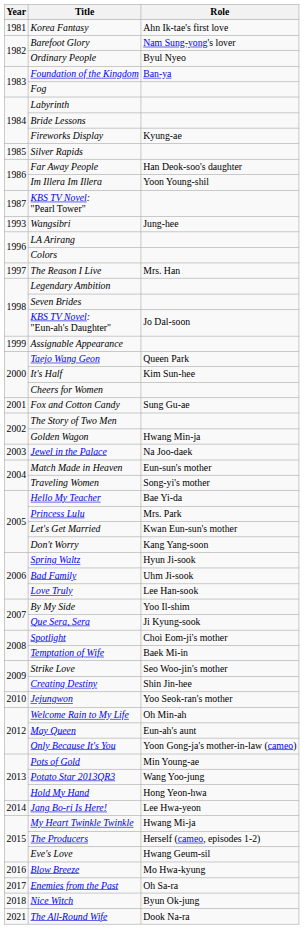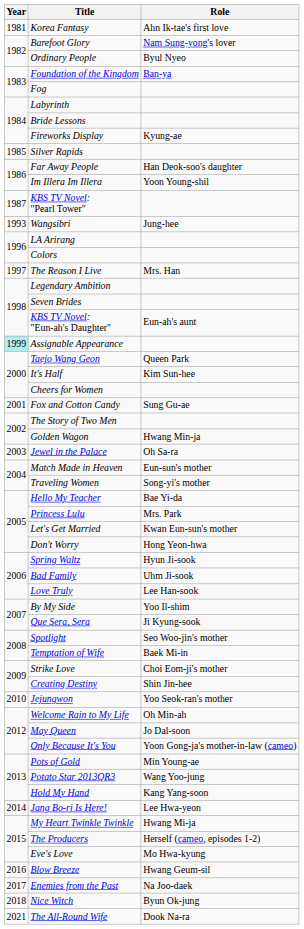(167, 322) Jo Dal-soon -> (170, 322) Eun-ah's aunt
(16, 343) no background -> (16, 343) paleturquoise background
(168, 452) Na Joo-daek -> (161, 452) Oh Sa-ra
(176, 544) Kang Yang-soon -> (175, 544) Hong Yeon-hwa
(185, 637) Choi Eom-ji's mother -> (185, 637) Seo Woo-jin's mother
(185, 668) Seo Woo-jin's mother -> (185, 668) Choi Eom-ji's mother
(170, 730) Eun-ah's aunt -> (167, 730) Jo Dal-soon
(175, 792) Hong Yeon-hwa -> (176, 792) Kang Yang-soon
(177, 854) Hwang Geum-sil -> (174, 854) Mo Hwa-kyung
(174, 870) Mo Hwa-kyung -> (177, 870) Hwang Geum-sil
(161, 885) Oh Sa-ra -> (168, 885) Na Joo-daek
